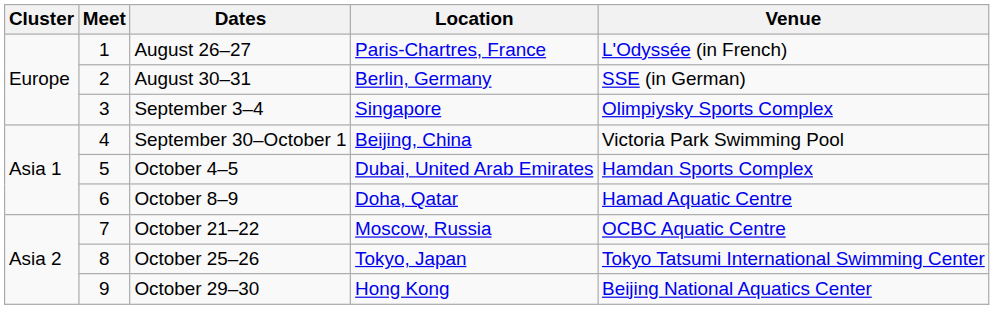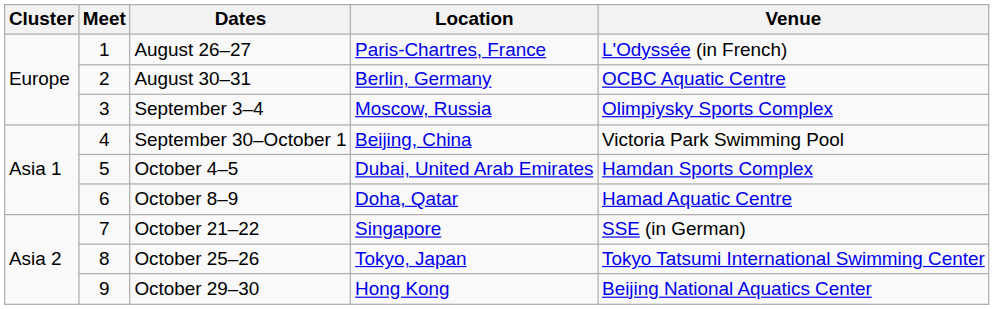(674, 79) SSE (in German) -> (694, 79) OCBC Aquatic Centre
(398, 109) Singapore -> (423, 109) Moscow, Russia
(423, 229) Moscow, Russia -> (398, 229) Singapore
(694, 229) OCBC Aquatic Centre -> (674, 229) SSE (in German)
